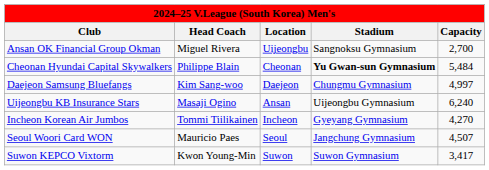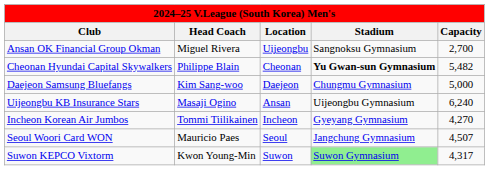(461, 67) 5,484 -> (461, 67) 5,482
(461, 85) 4,997 -> (461, 85) 5,000
(356, 156) no background -> (356, 156) lightgreen background
(461, 156) 3,417 -> (461, 156) 4,317
